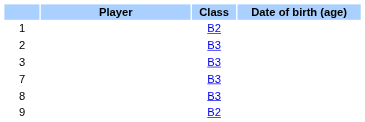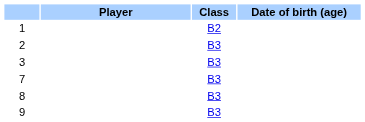(214, 113) B2 -> (214, 113) B3
